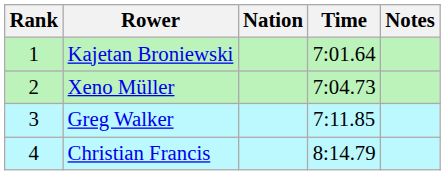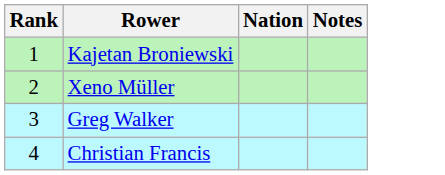- column: (344, 20)
